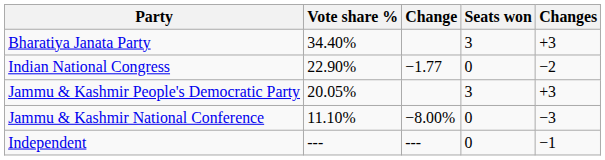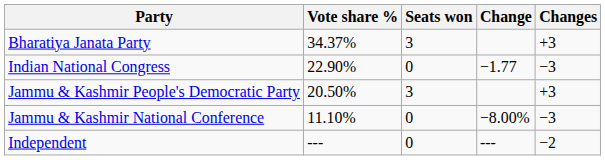columns swapped: (431, 17) <-> (498, 17)
(332, 42) 34.40% -> (332, 42) 34.37%
(548, 67) −2 -> (548, 67) −3
(332, 92) 20.05% -> (332, 92) 20.50%
(548, 142) −1 -> (548, 142) −2
